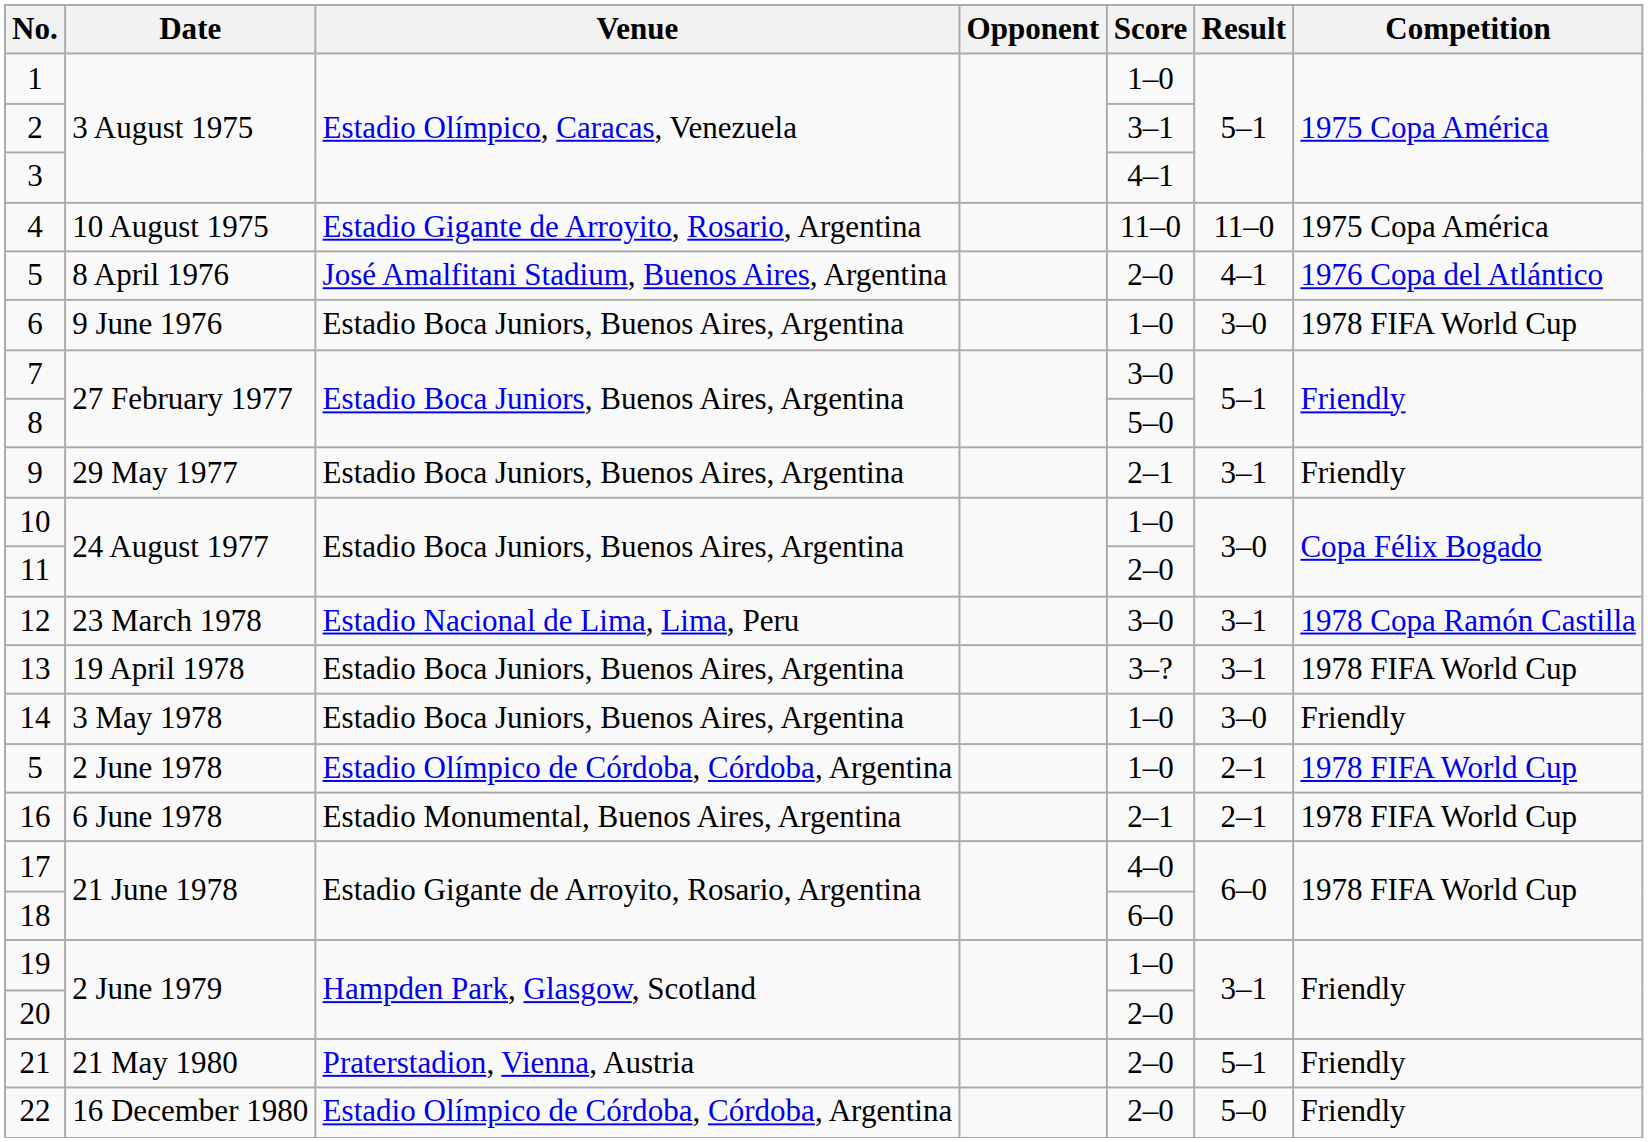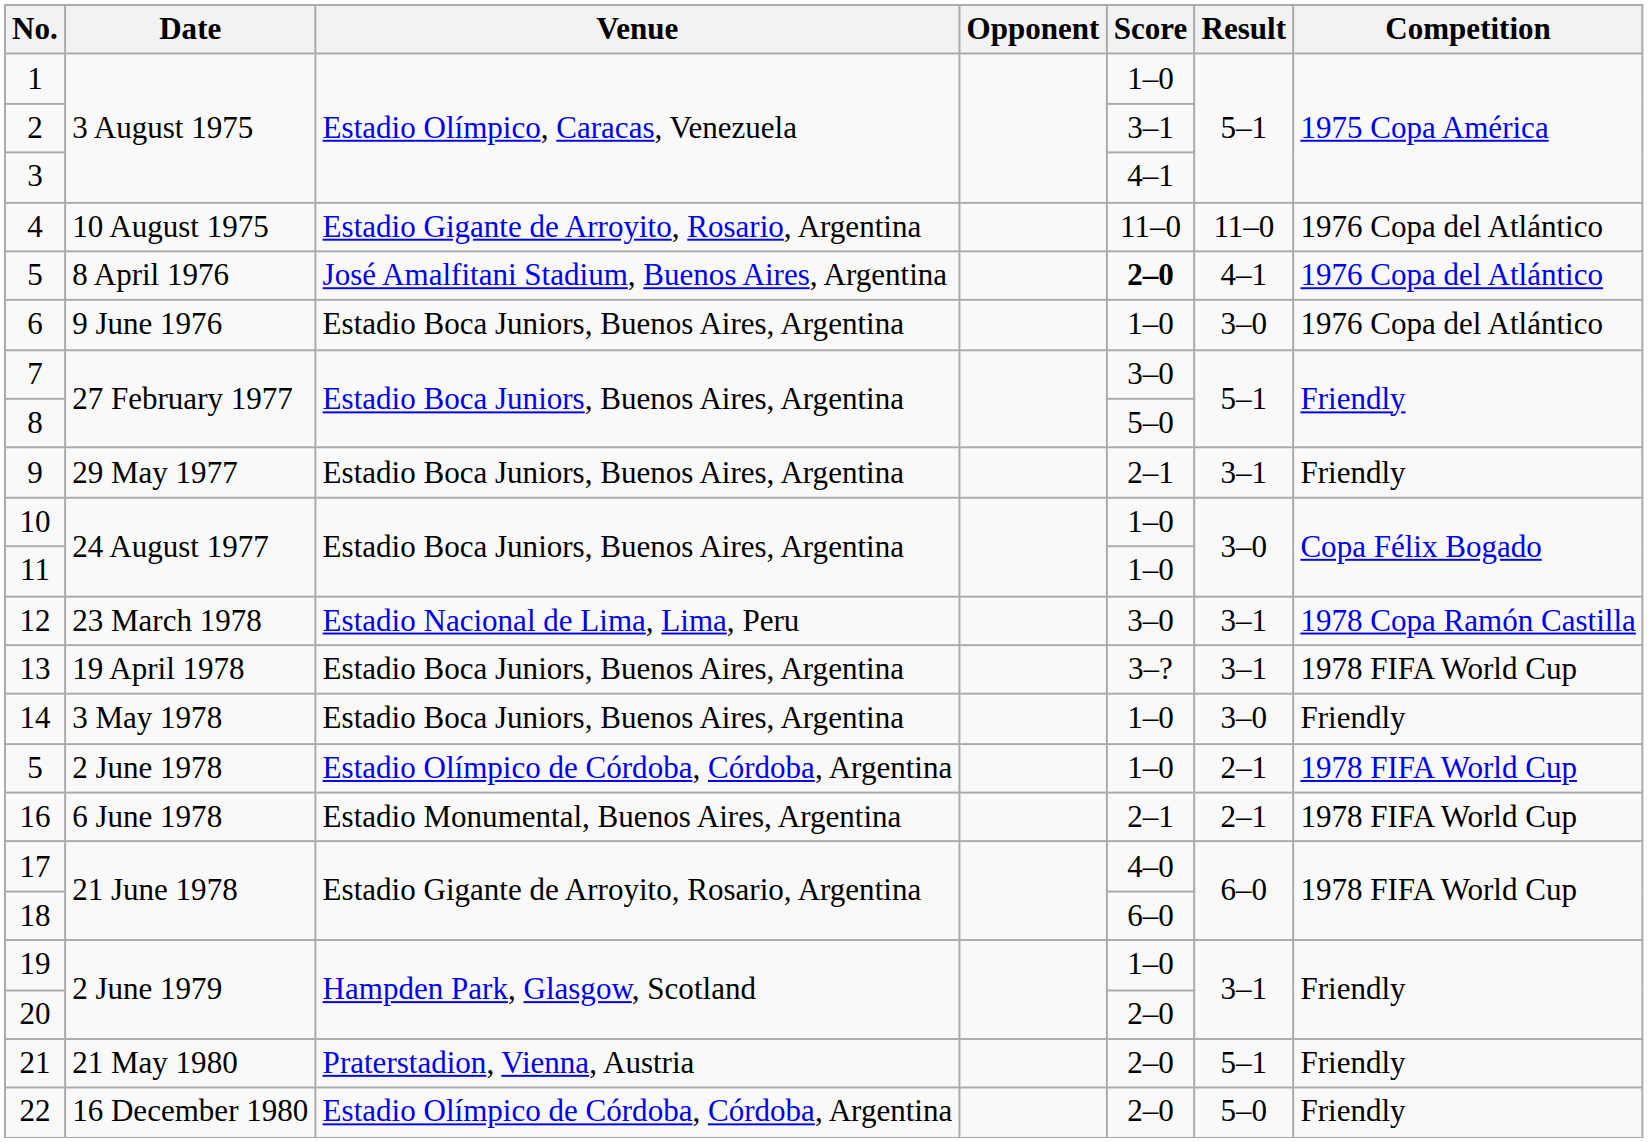(1425, 226) 1975 Copa América -> (1452, 226) 1976 Copa del Atlántico
(1150, 275) normal -> (1150, 275) bold
(1439, 324) 1978 FIFA World Cup -> (1452, 324) 1976 Copa del Atlántico
(1150, 570) 2–0 -> (1150, 570) 1–0
